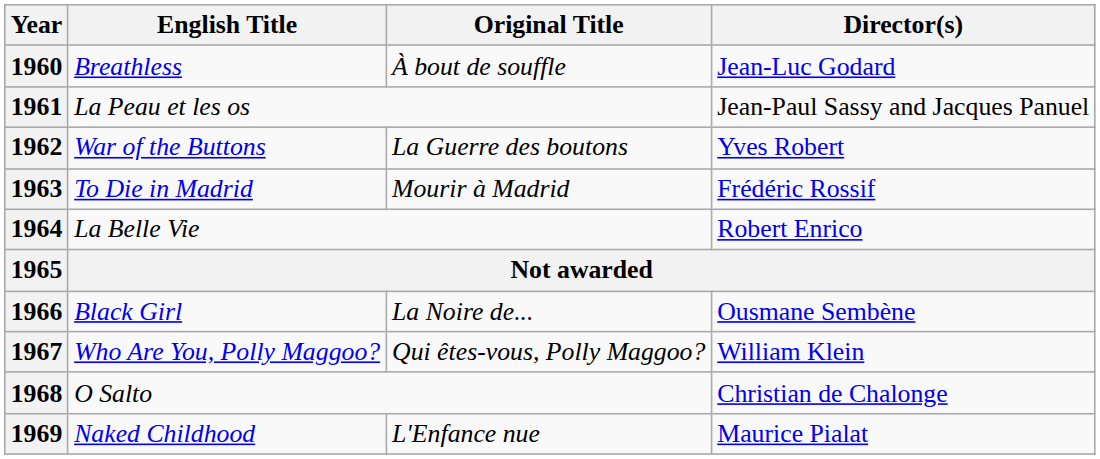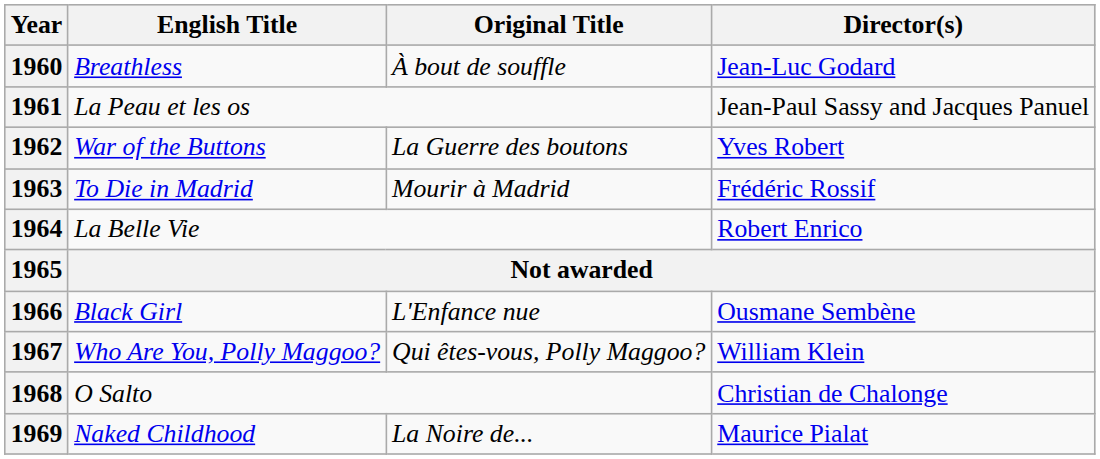(463, 310) La Noire de... -> (466, 310) L'Enfance nue
(466, 433) L'Enfance nue -> (463, 433) La Noire de...
